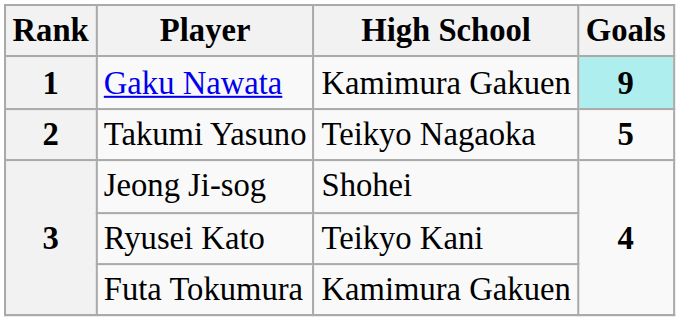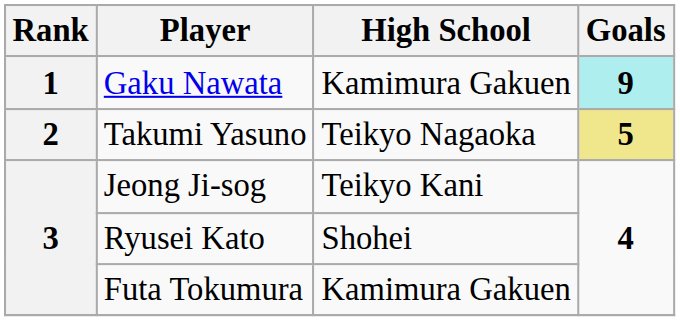(626, 133) no background -> (626, 133) khaki background
(367, 185) Shohei -> (402, 185) Teikyo Kani
(402, 237) Teikyo Kani -> (367, 237) Shohei
